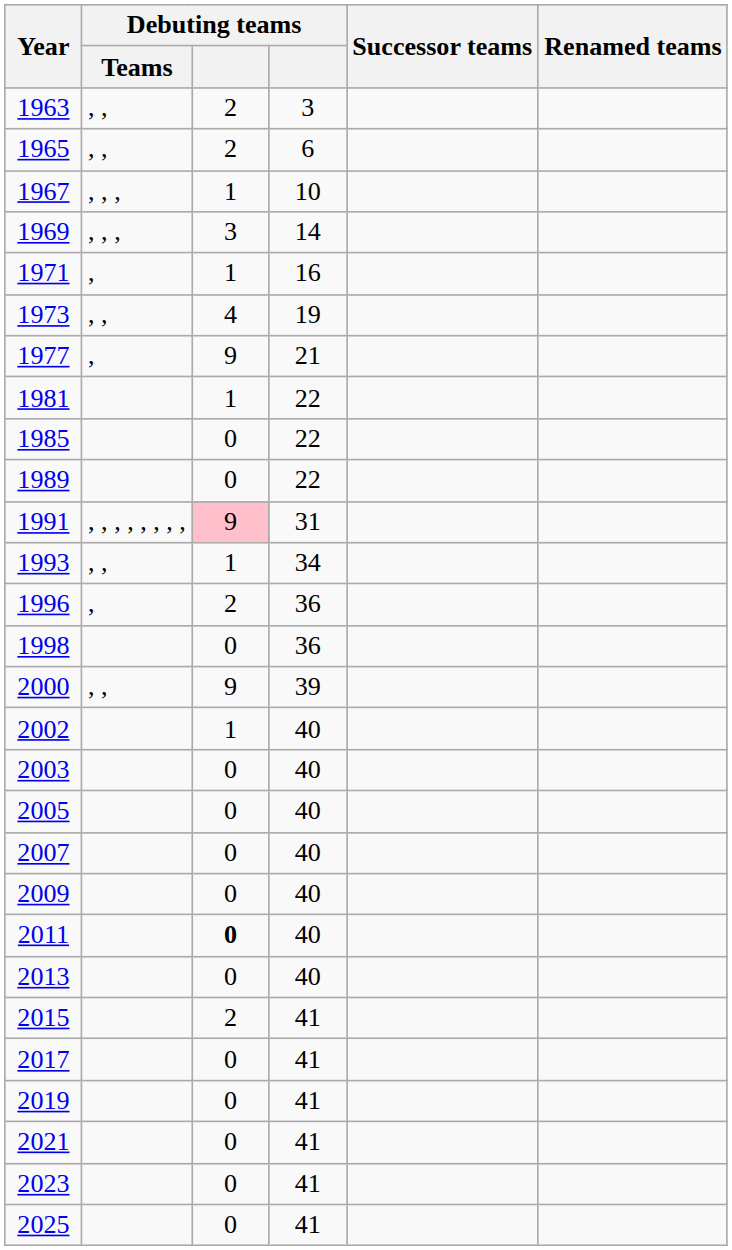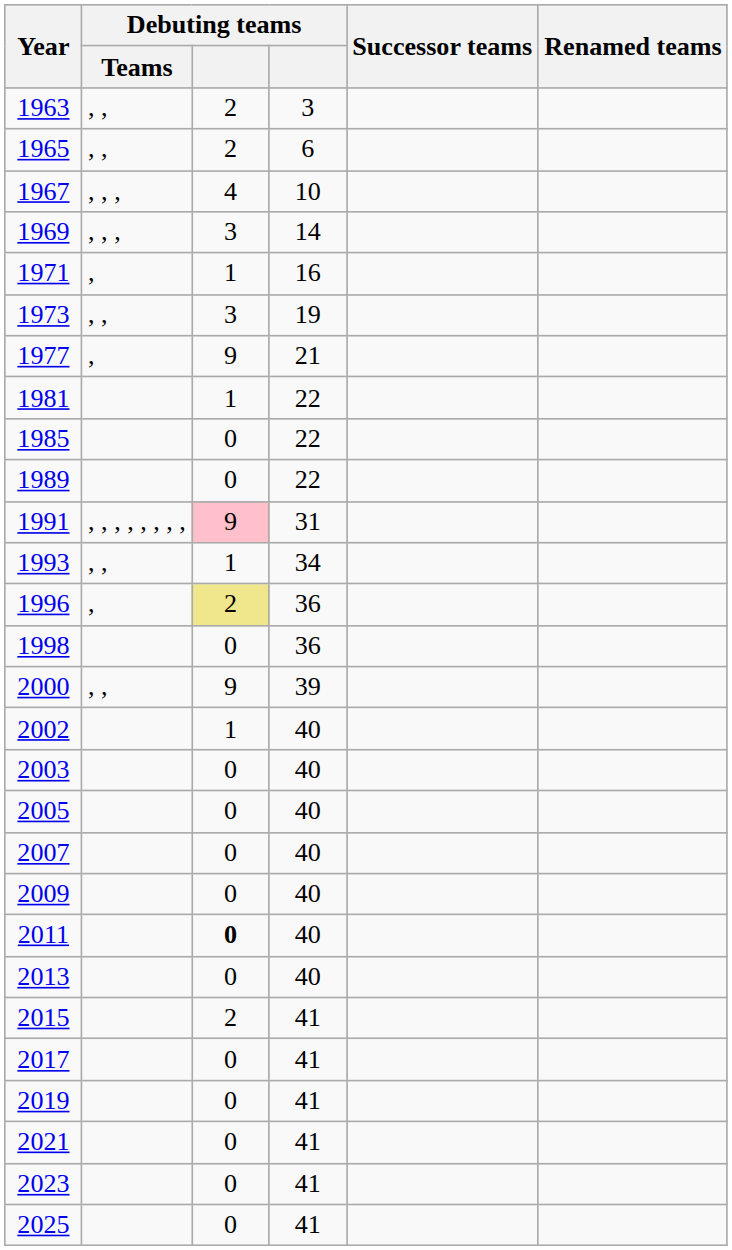(230, 190) 1 -> (230, 190) 4
(230, 314) 4 -> (230, 314) 3
(230, 604) no background -> (230, 604) khaki background
